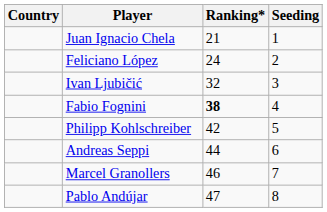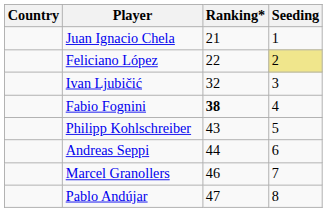(213, 60) 24 -> (213, 60) 22
(275, 60) no background -> (275, 60) khaki background
(213, 128) 42 -> (213, 128) 43
